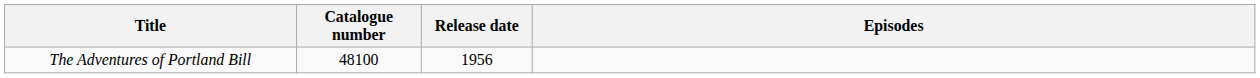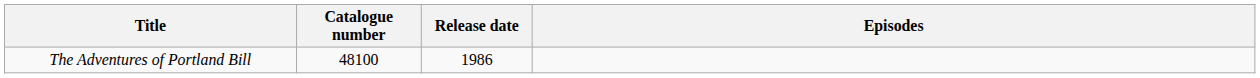(477, 60) 1956 -> (477, 60) 1986
